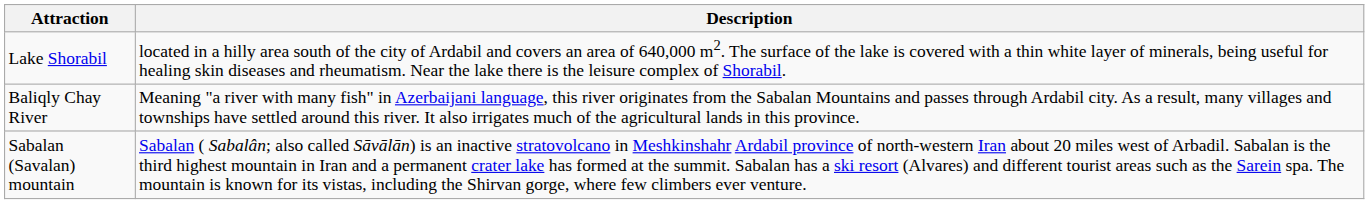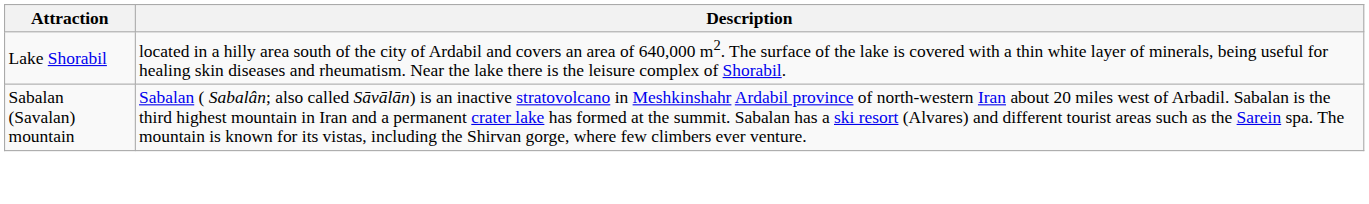- row: (55, 107)
